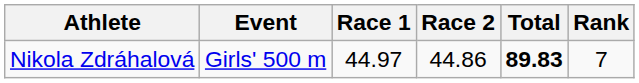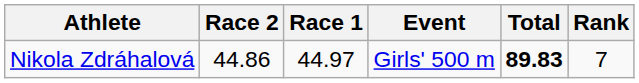columns swapped: (266, 22) <-> (458, 22)
